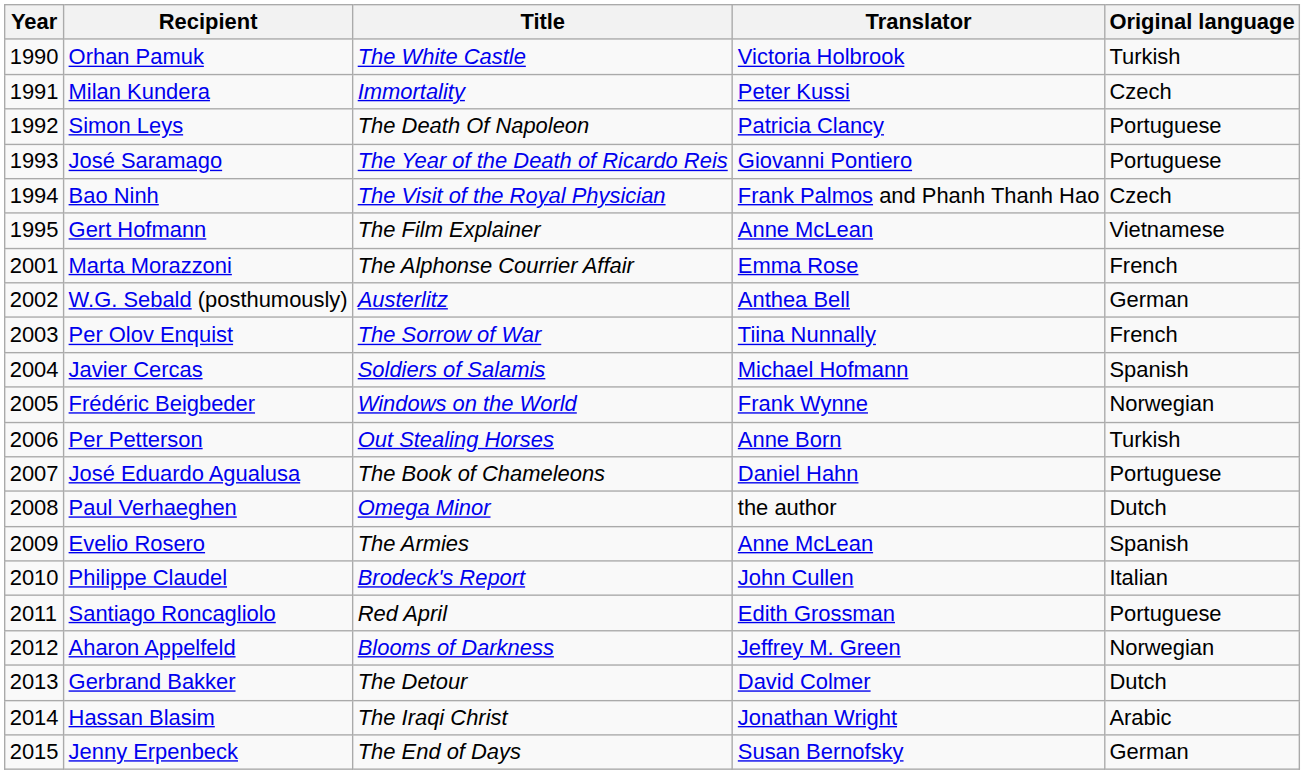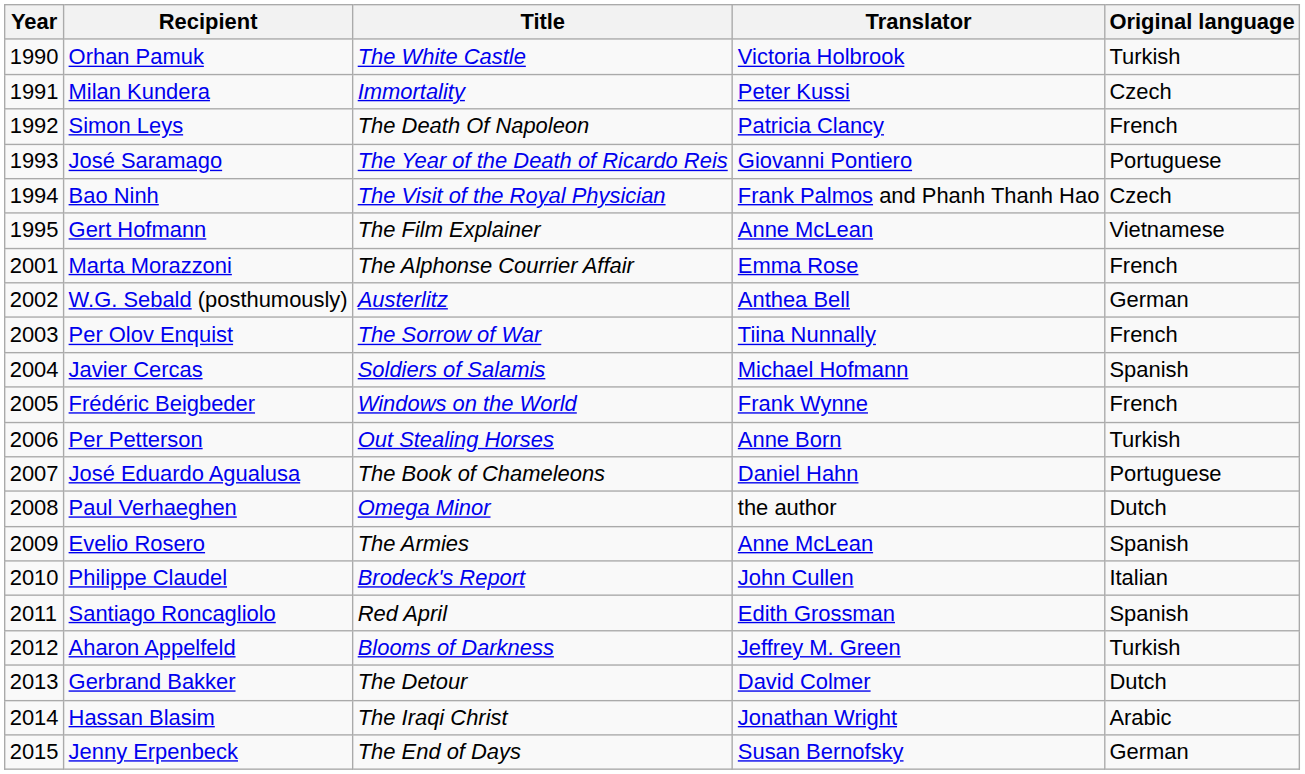(1166, 126) Portuguese -> (1144, 126) French
(1162, 404) Norwegian -> (1144, 404) French
(1166, 612) Portuguese -> (1149, 612) Spanish
(1162, 647) Norwegian -> (1145, 647) Turkish
